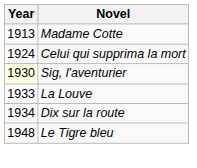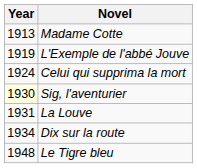+ row: (115, 53)
(21, 93) 1933 -> (21, 113) 1931
